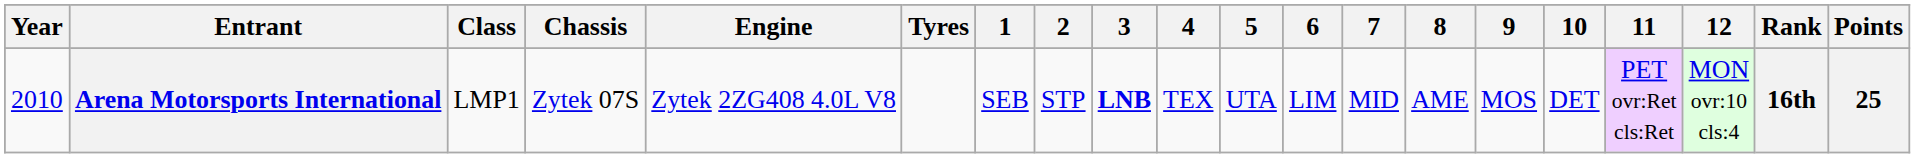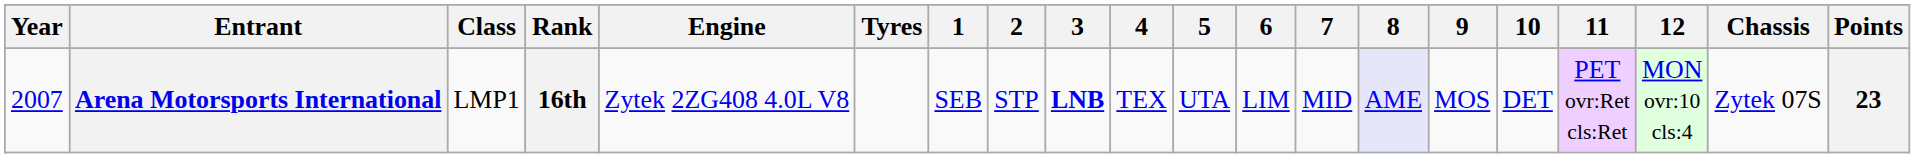columns swapped: (586, 26) <-> (1792, 26)
(37, 99) 2010 -> (37, 99) 2007
(1440, 99) no background -> (1393, 99) lavender background
(1868, 99) 25 -> (1868, 99) 23
